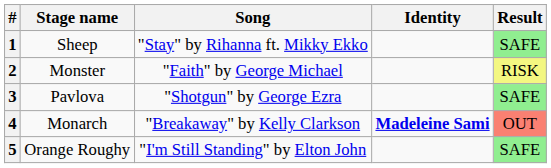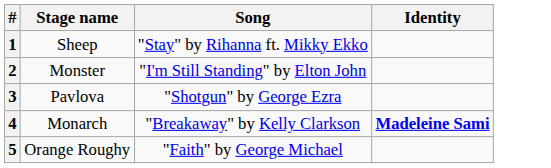- column: (520, 17)
(253, 70) "Faith" by George Michael -> (253, 70) "I'm Still Standing" by Elton John
(253, 149) "I'm Still Standing" by Elton John -> (253, 149) "Faith" by George Michael
